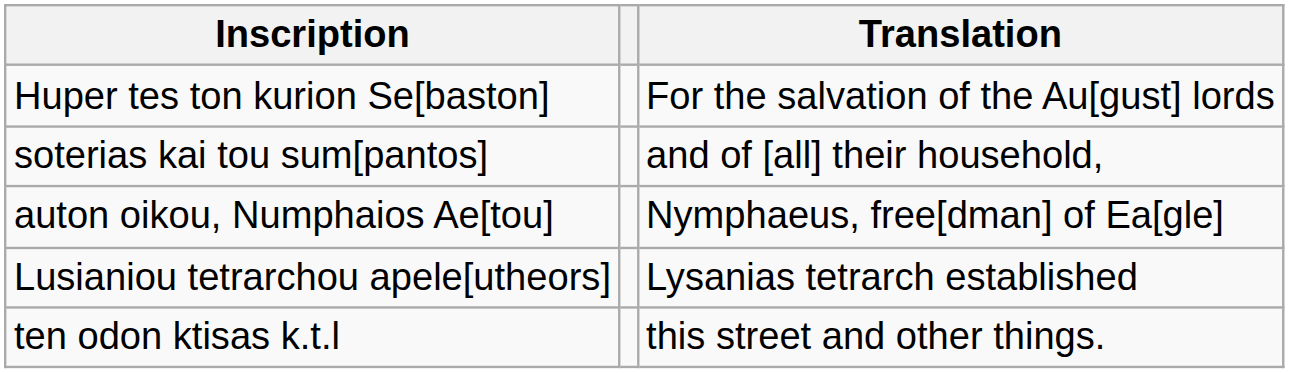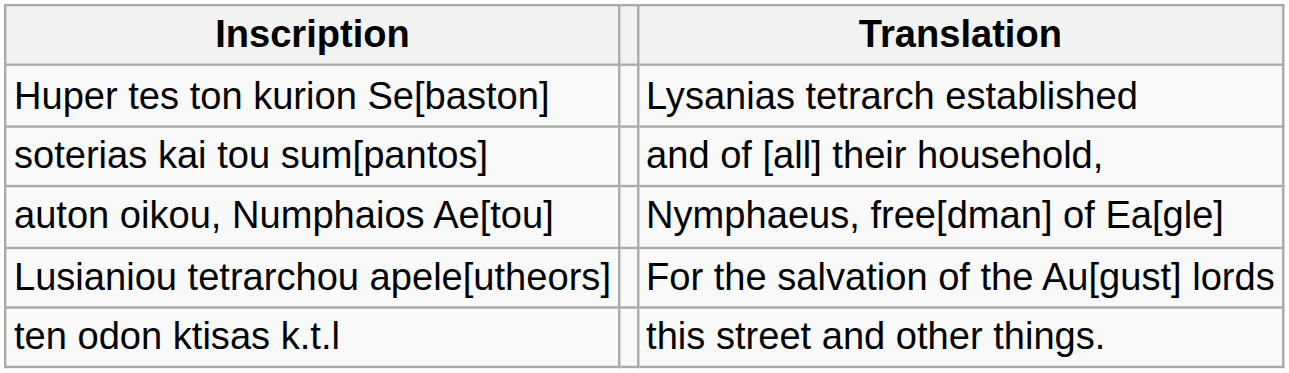(960, 95) For the salvation of the Au[gust] lords -> (892, 95) Lysanias tetrarch established
(892, 276) Lysanias tetrarch established -> (960, 276) For the salvation of the Au[gust] lords
